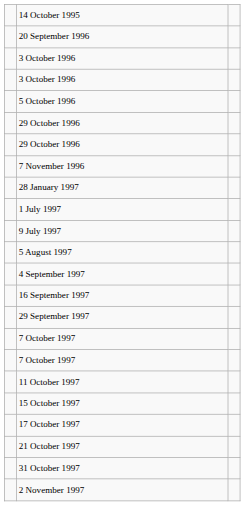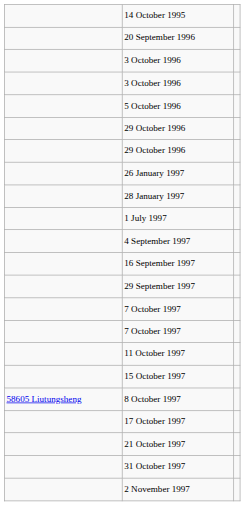- row: (10, 166)
+ row: (63, 174)
- row: (10, 231)
- row: (10, 253)
+ row: (44, 399)
